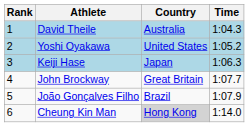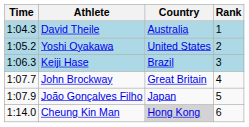columns swapped: (20, 12) <-> (227, 12)
(158, 63) Japan -> (161, 63) Brazil
(157, 96) Brazil -> (162, 96) Japan
